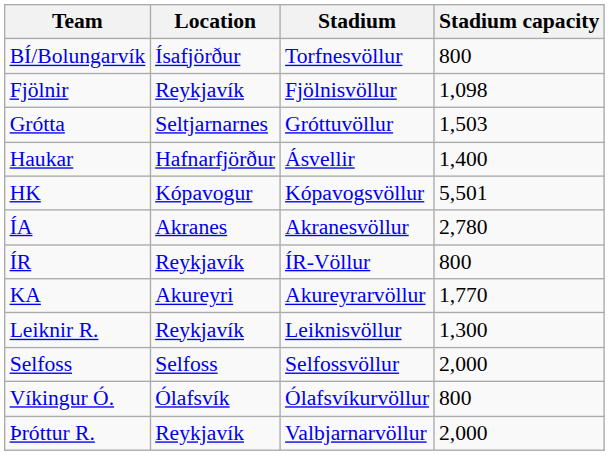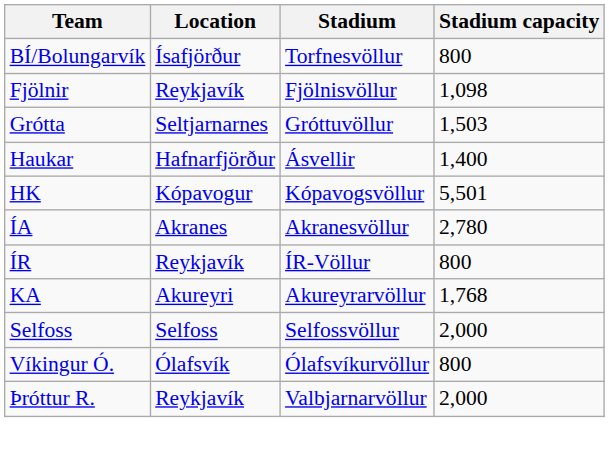(463, 295) 1,770 -> (463, 295) 1,768
- row: (54, 329)
